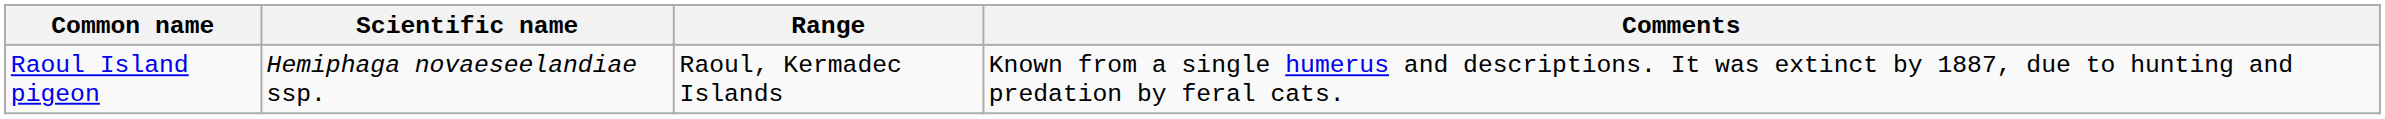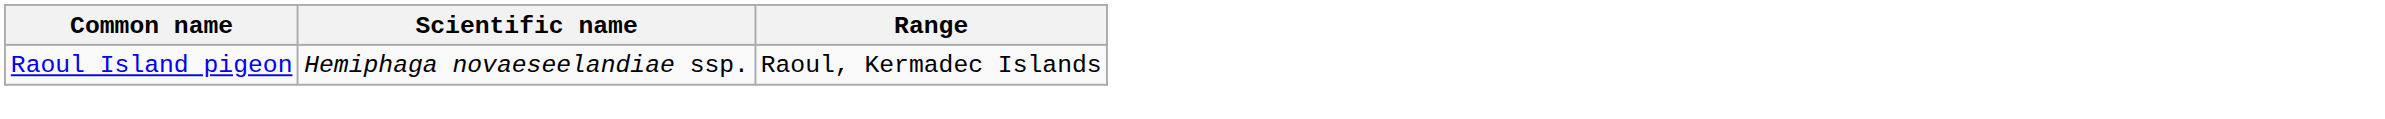- column: (1681, 25)
